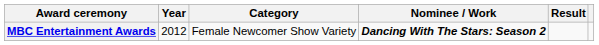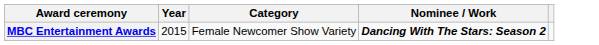- column: (568, 13)
(174, 31) 2012 -> (174, 31) 2015
